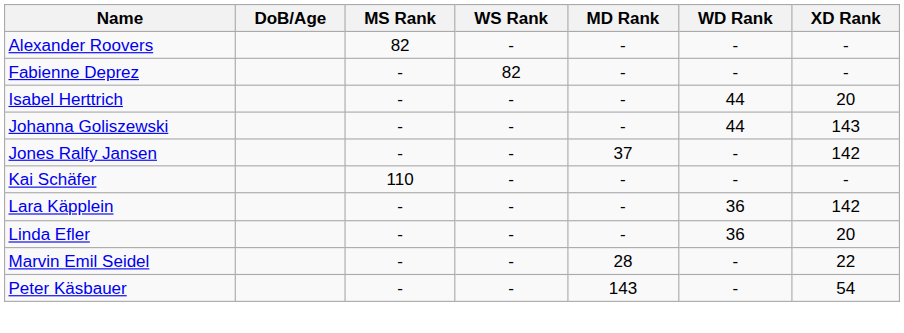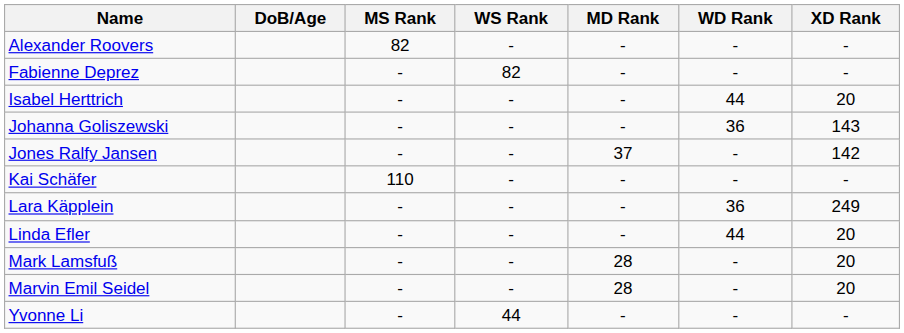(735, 126) 44 -> (735, 126) 36
(846, 207) 142 -> (846, 207) 249
(735, 234) 36 -> (735, 234) 44
+ row: (63, 261)
(846, 261) 22 -> (846, 288) 20
- row: (68, 288)
+ row: (46, 315)
